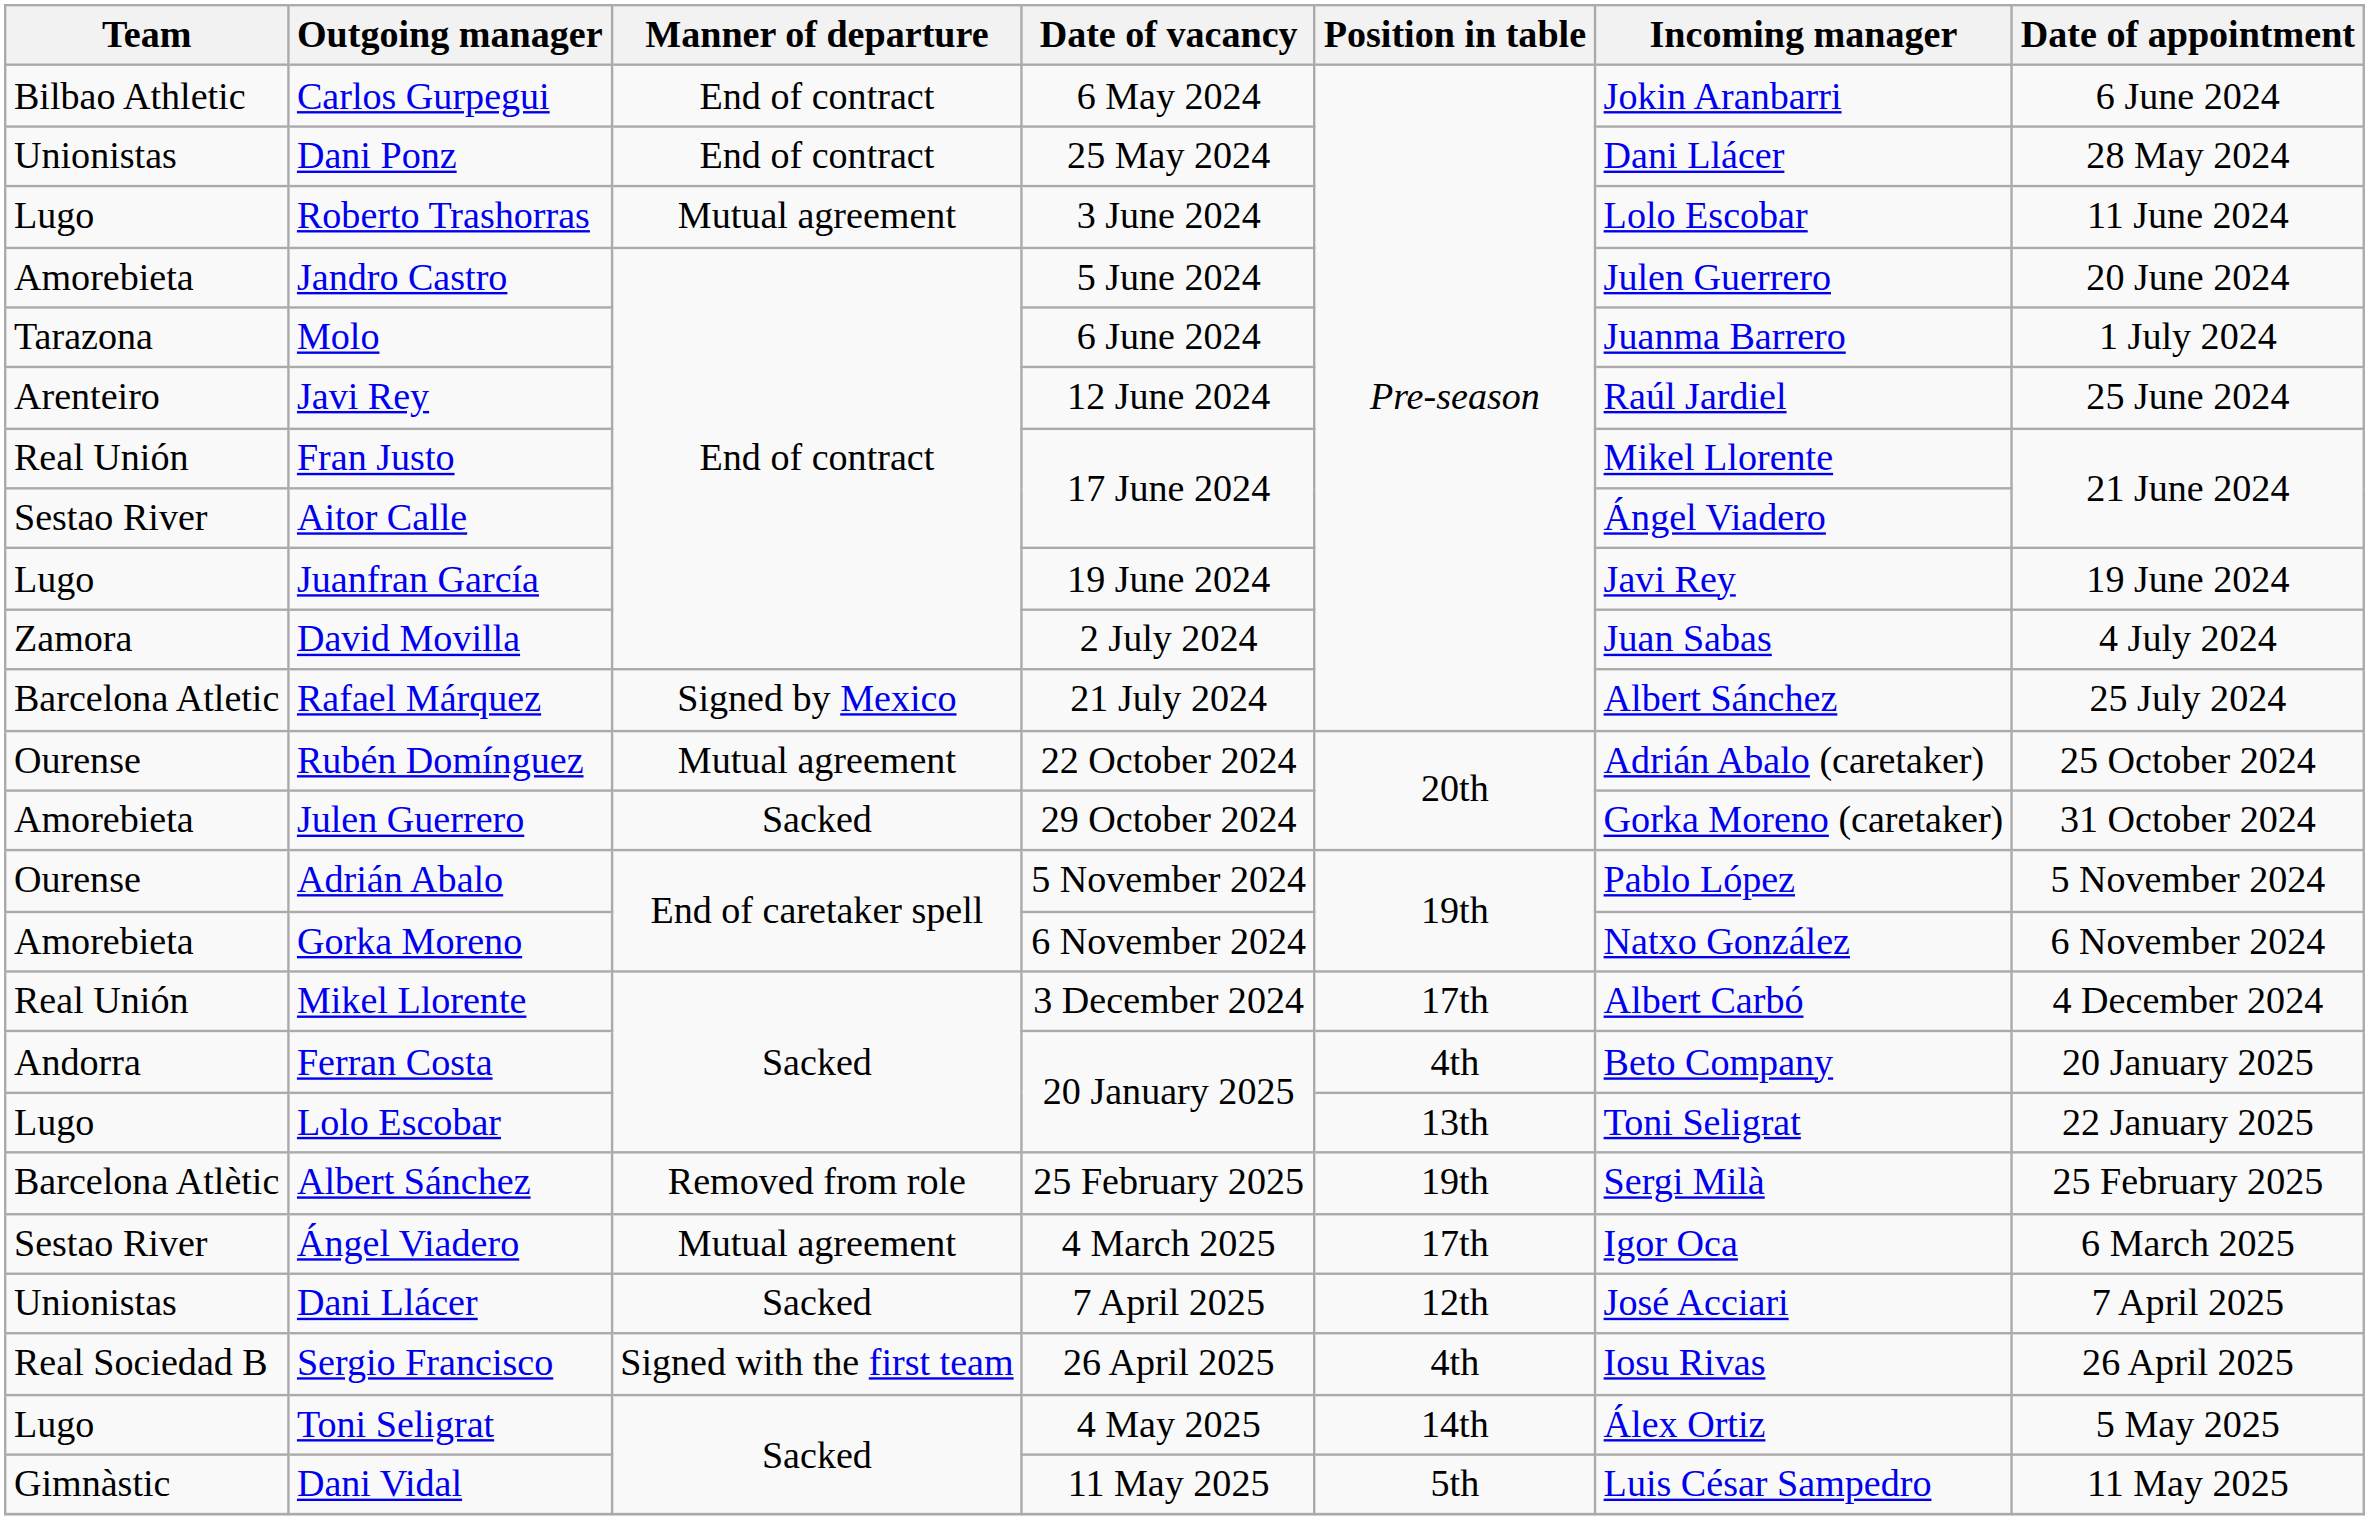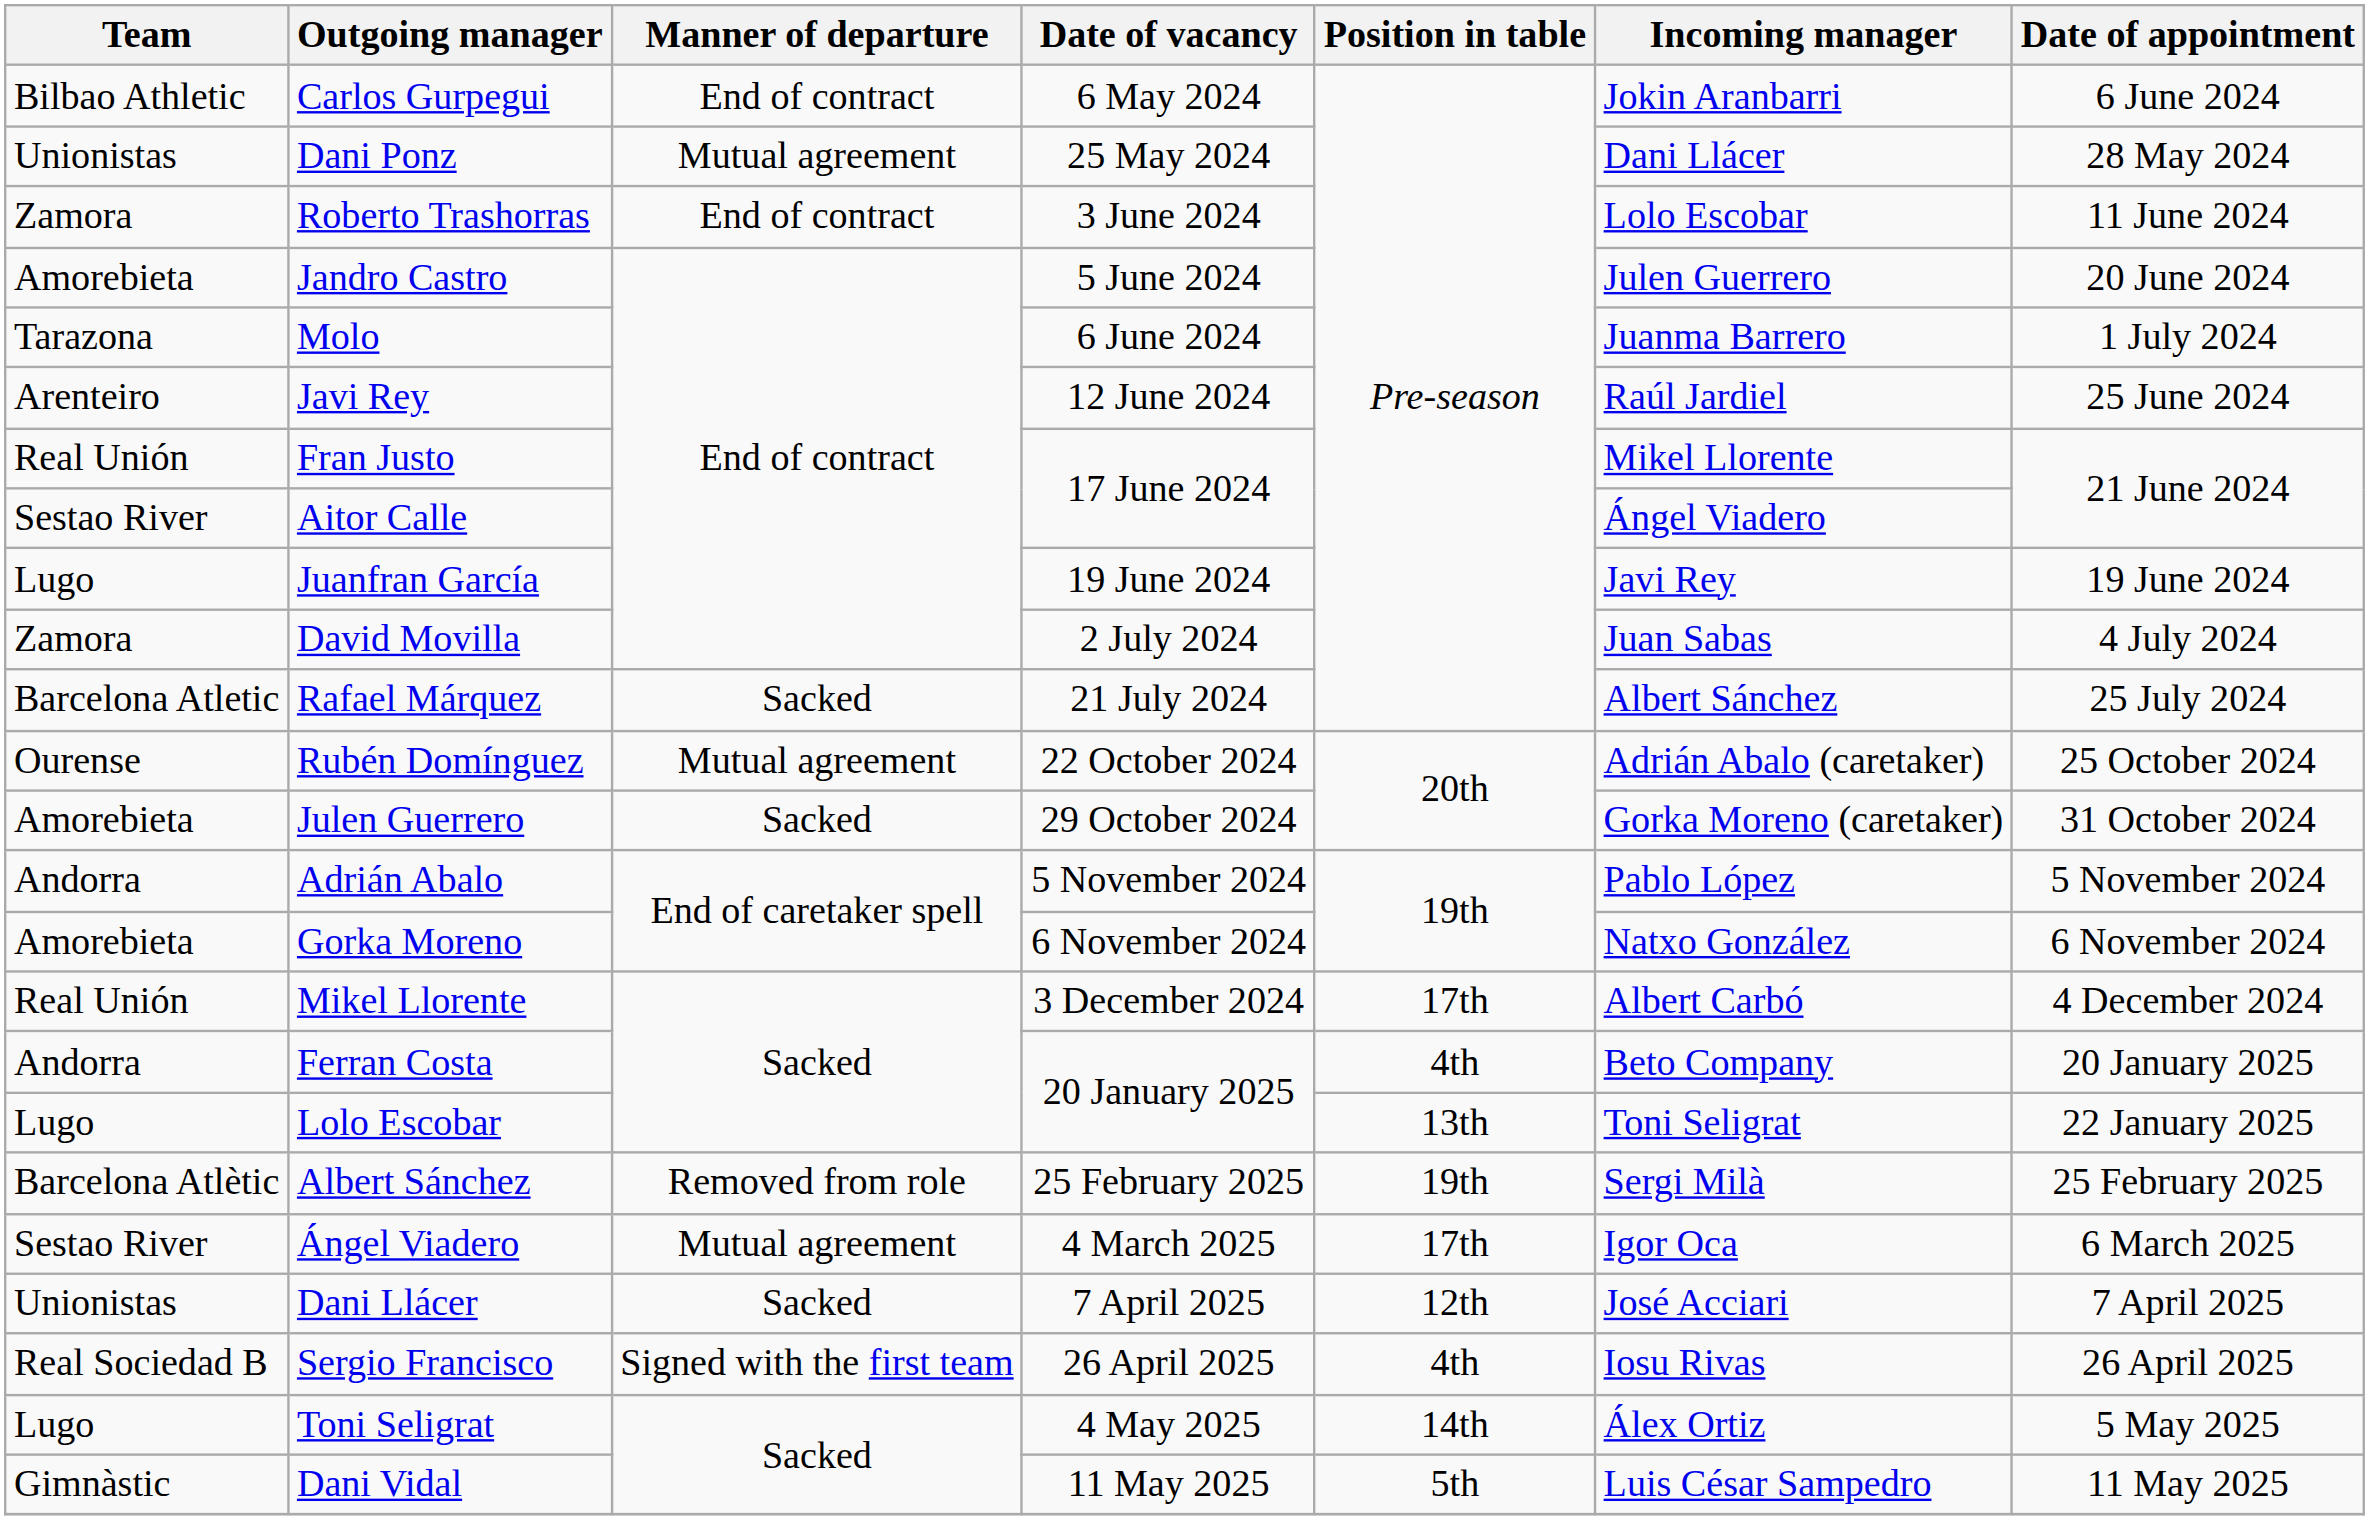(817, 155) End of contract -> (817, 155) Mutual agreement
(54, 215) Lugo -> (73, 215) Zamora
(817, 215) Mutual agreement -> (817, 215) End of contract
(817, 699) Signed by Mexico -> (817, 699) Sacked
(77, 880) Ourense -> (77, 880) Andorra
